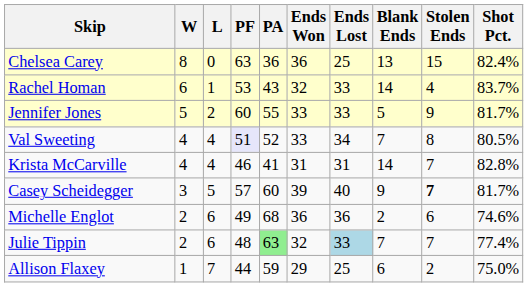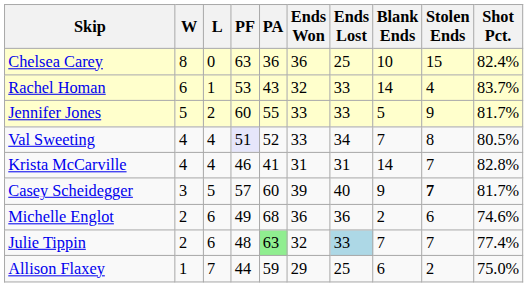(385, 61) 13 -> (385, 61) 10
